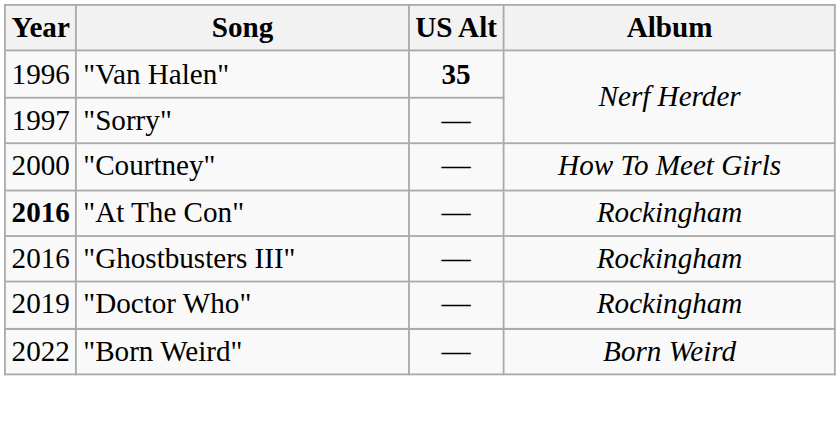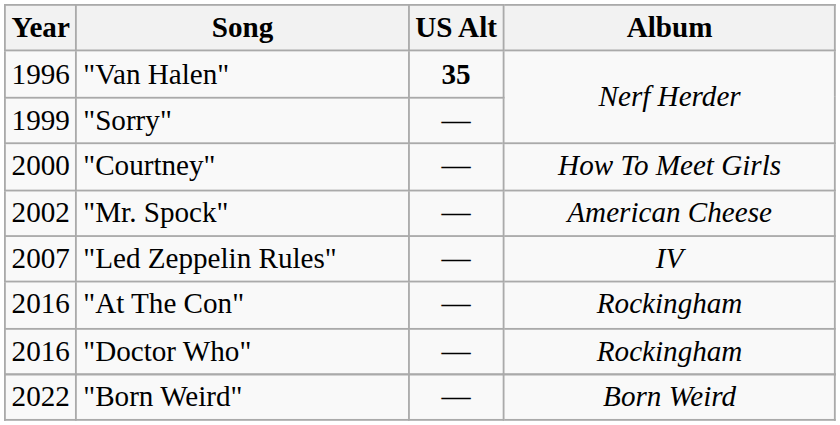(41, 119) 1997 -> (41, 119) 1999
+ row: (156, 212)
+ row: (210, 258)
(41, 212) bold -> (41, 304) normal
- row: (189, 258)
(41, 304) 2019 -> (41, 350) 2016
